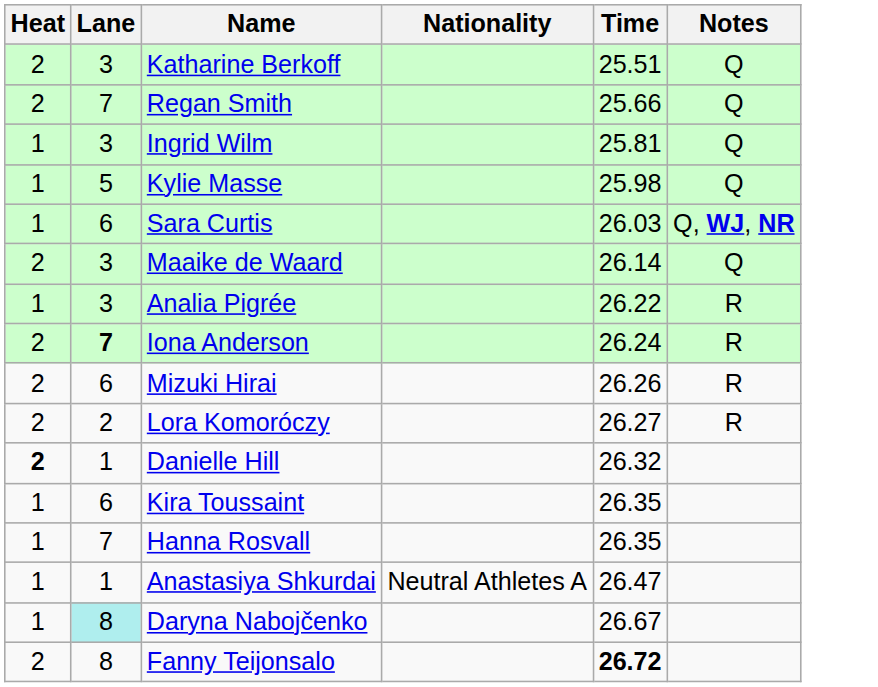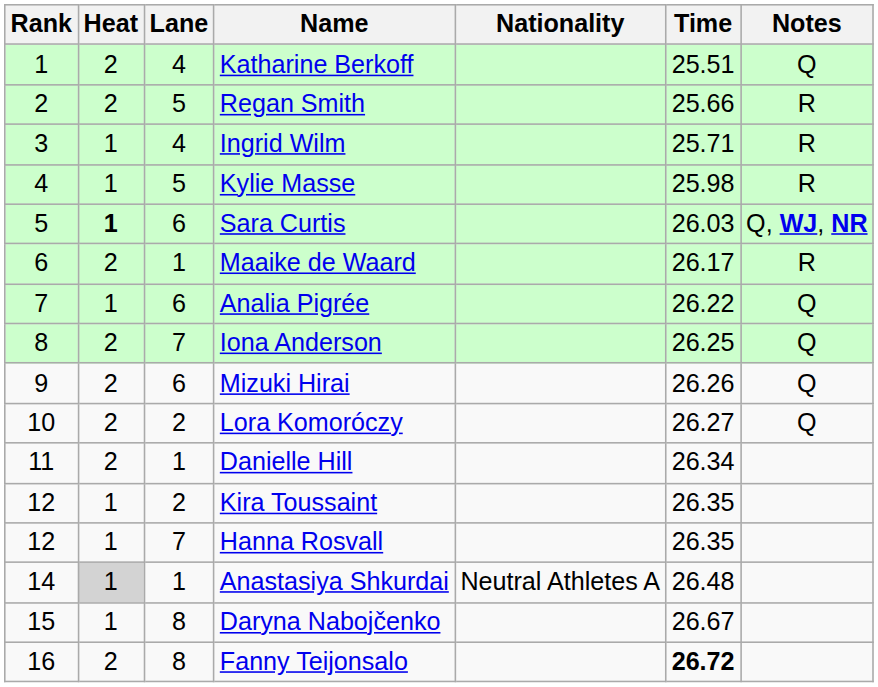+ column: (41, 24)
(106, 64) 3 -> (179, 64) 4
(106, 104) 7 -> (179, 104) 5
(734, 104) Q -> (807, 104) R
(106, 143) 3 -> (179, 143) 4
(630, 143) 25.81 -> (703, 143) 25.71
(734, 143) Q -> (807, 143) R
(734, 183) Q -> (807, 183) R
(38, 223) normal -> (111, 223) bold
(106, 263) 3 -> (179, 263) 1
(630, 263) 26.14 -> (703, 263) 26.17
(734, 263) Q -> (807, 263) R
(106, 303) 3 -> (179, 303) 6
(734, 303) R -> (807, 303) Q
(106, 343) bold -> (179, 343) normal
(630, 343) 26.24 -> (703, 343) 26.25
(734, 343) R -> (807, 343) Q
(734, 382) R -> (807, 382) Q
(734, 422) R -> (807, 422) Q
(38, 462) bold -> (111, 462) normal
(630, 462) 26.32 -> (703, 462) 26.34
(106, 502) 6 -> (179, 502) 2
(38, 582) no background -> (111, 582) lightgrey background
(630, 582) 26.47 -> (703, 582) 26.48
(106, 622) paleturquoise background -> (179, 622) no background
